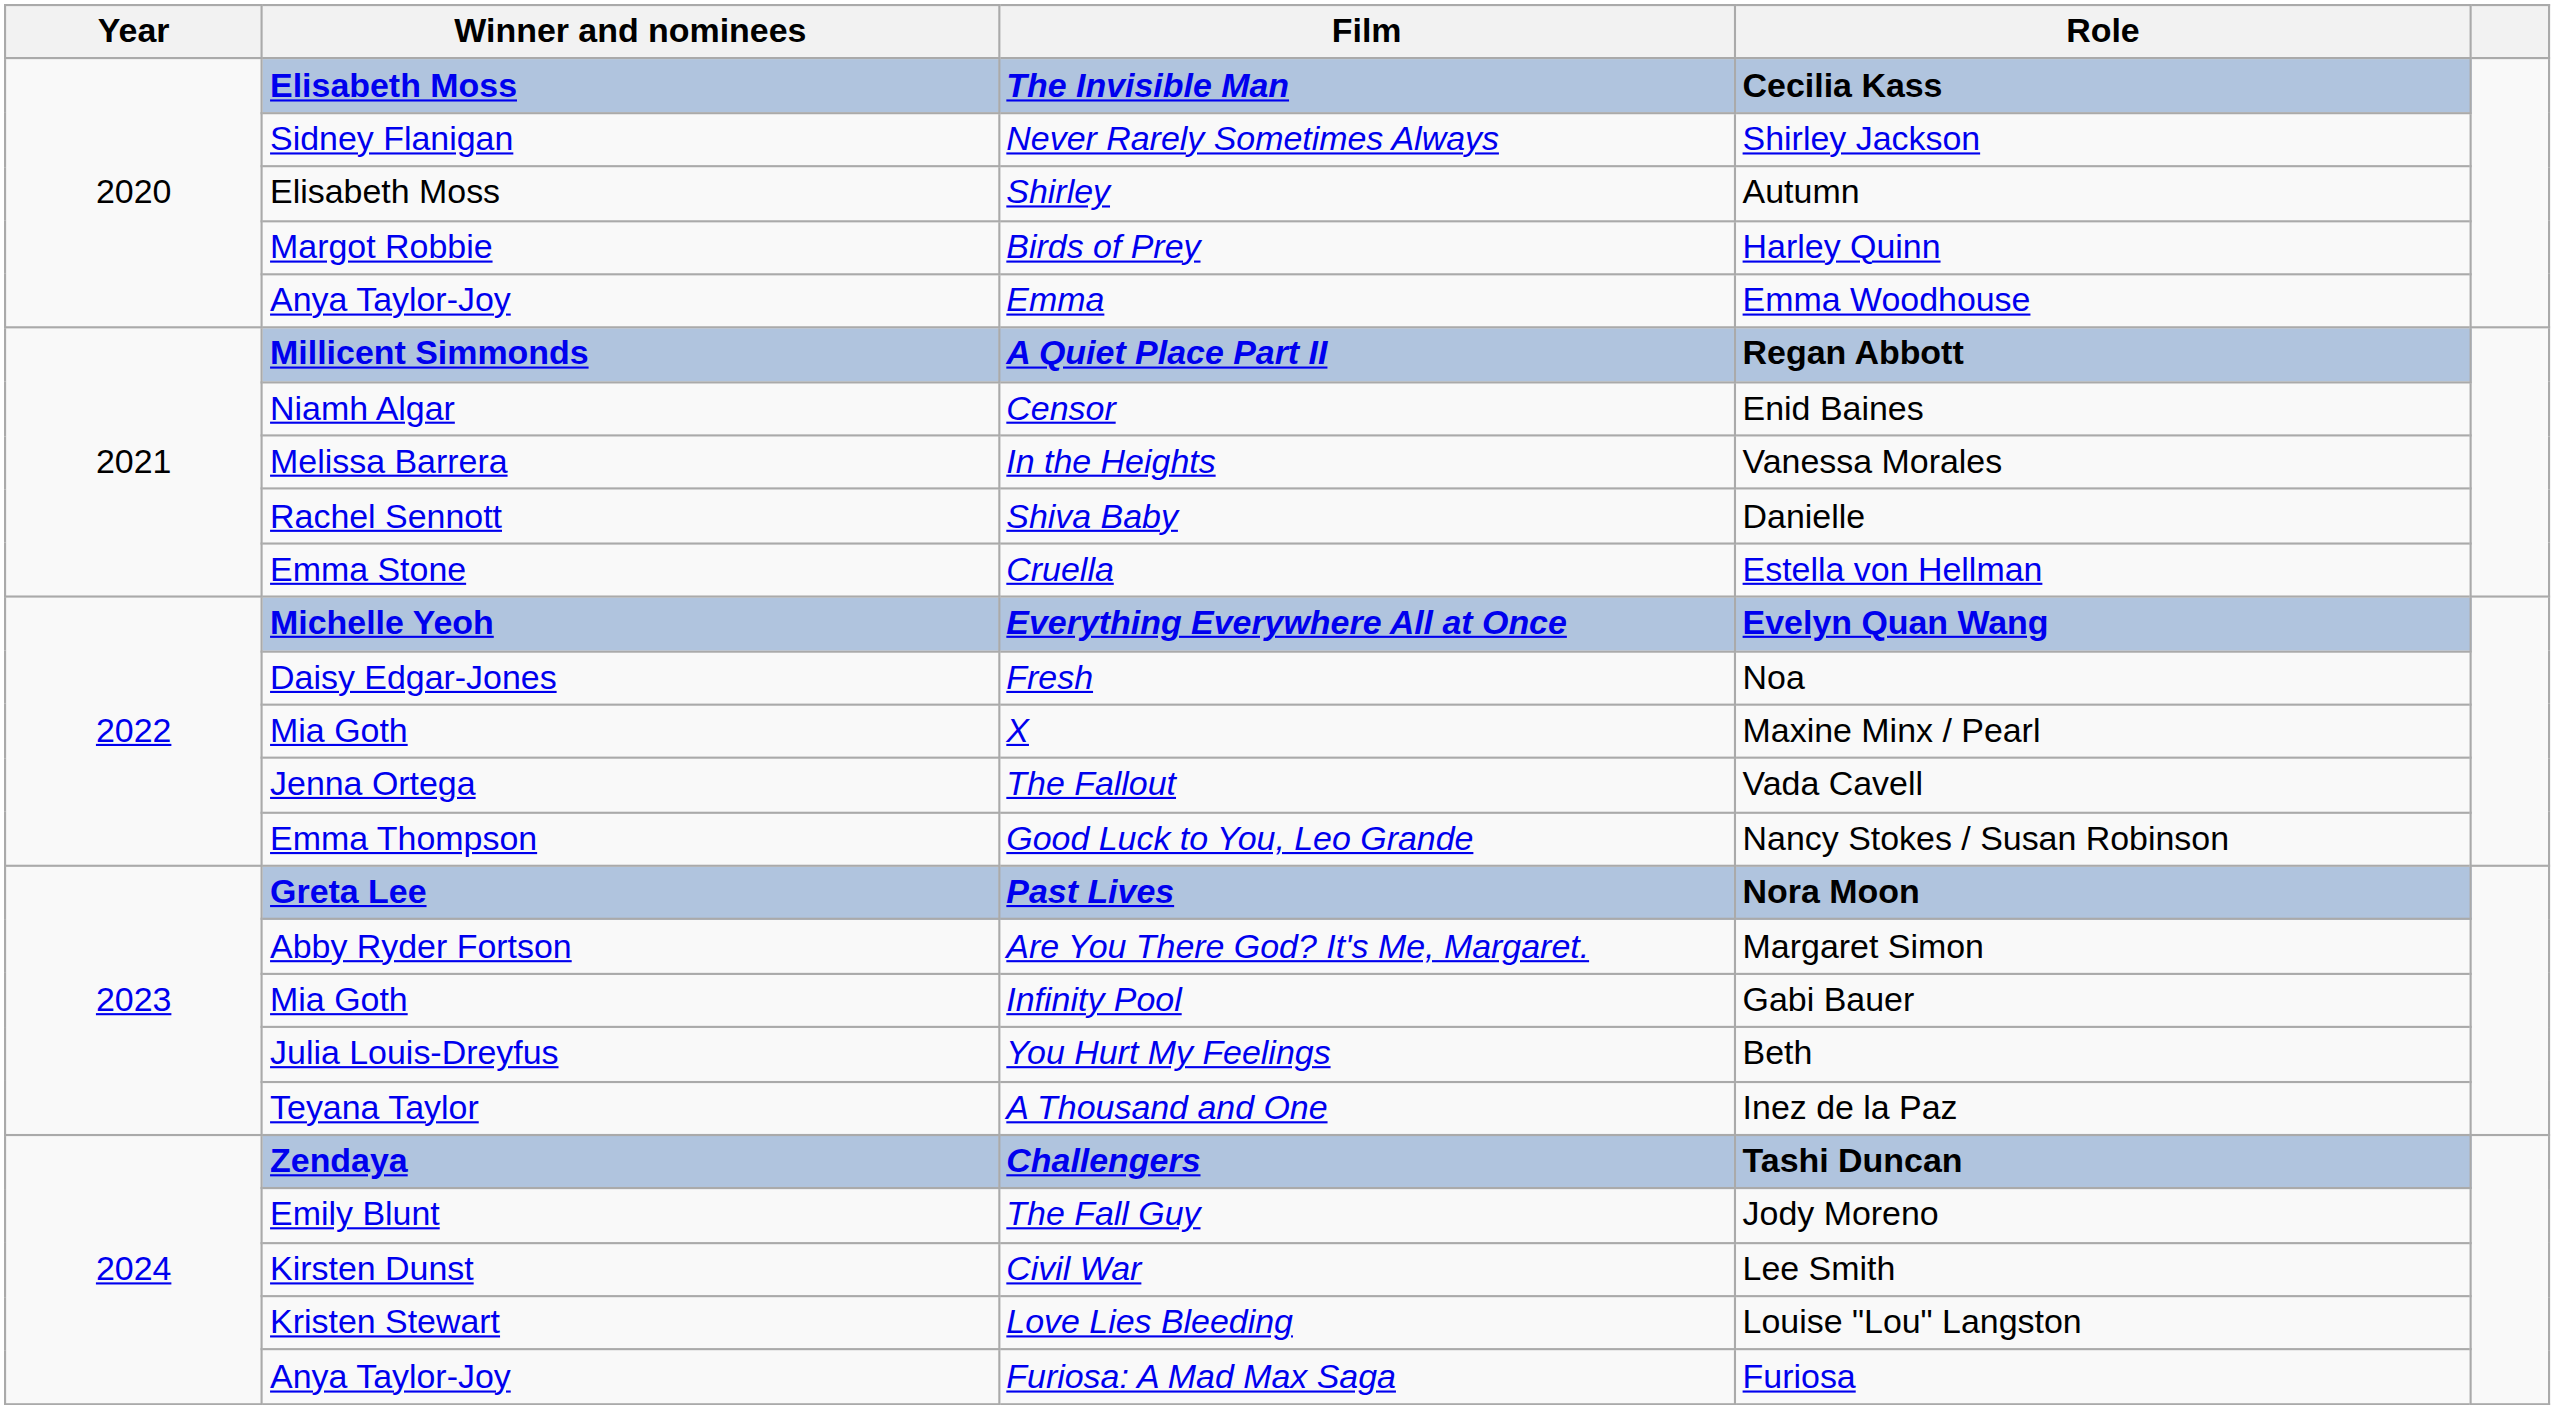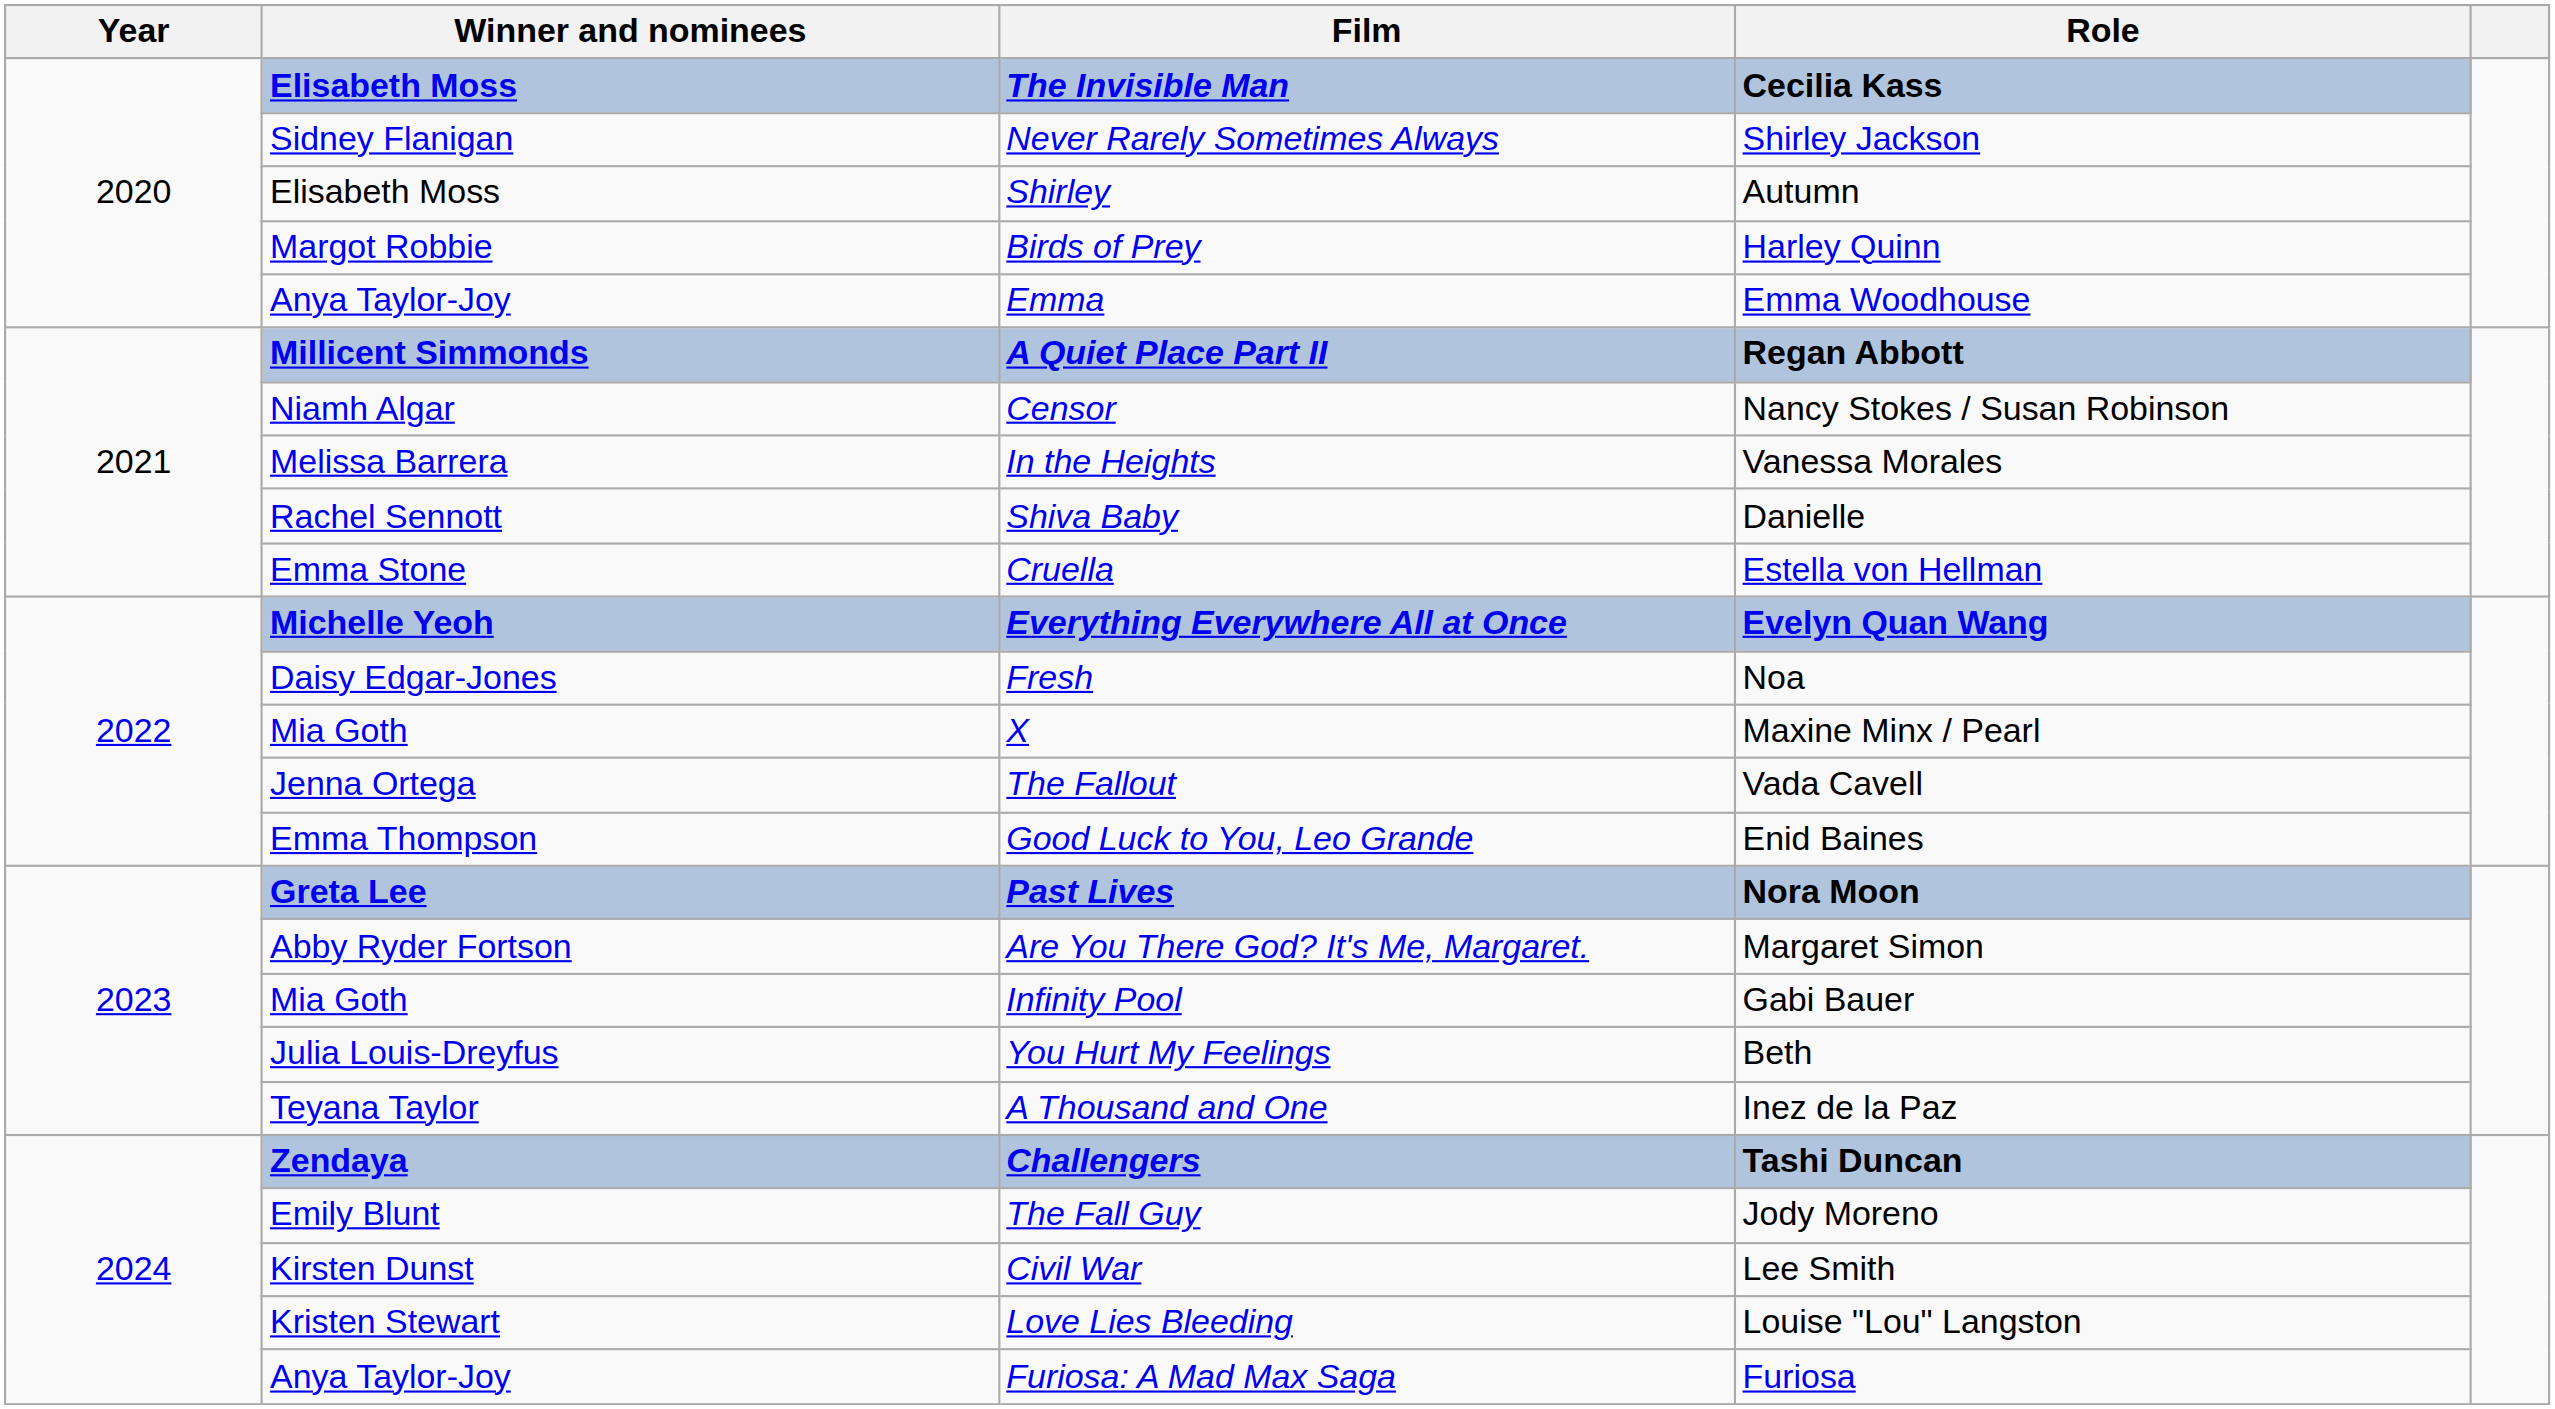(1833, 407) Enid Baines -> (1986, 407) Nancy Stokes / Susan Robinson
(1986, 838) Nancy Stokes / Susan Robinson -> (1833, 838) Enid Baines
